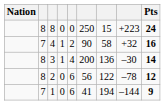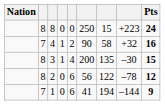(106, 60) 136 -> (106, 60) 135
(151, 60) 14 -> (151, 60) 15
